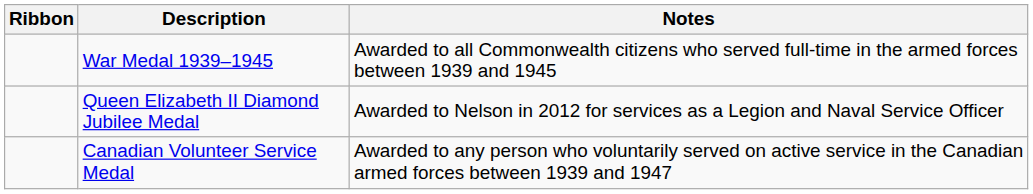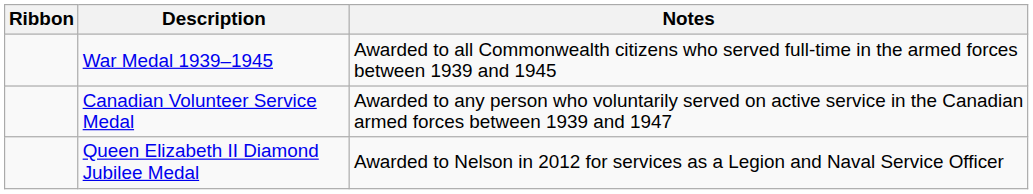rows swapped: (200, 162) <-> (201, 111)
